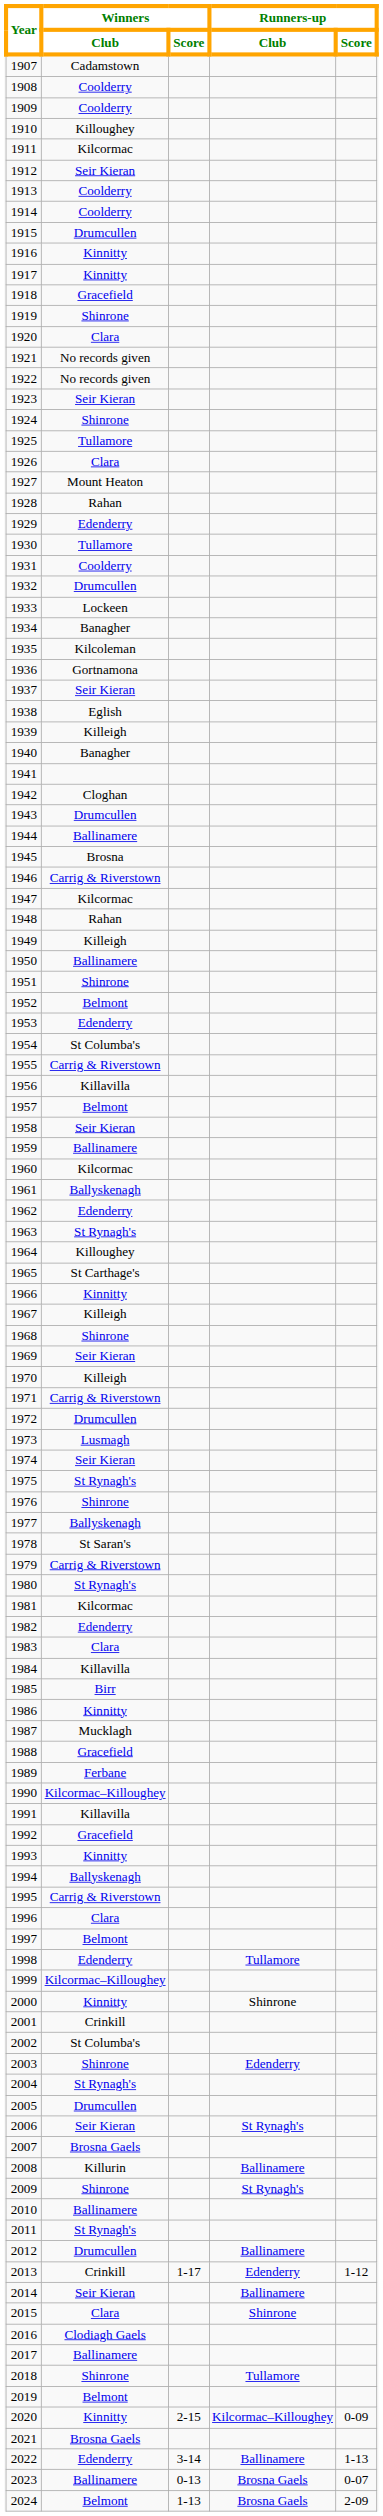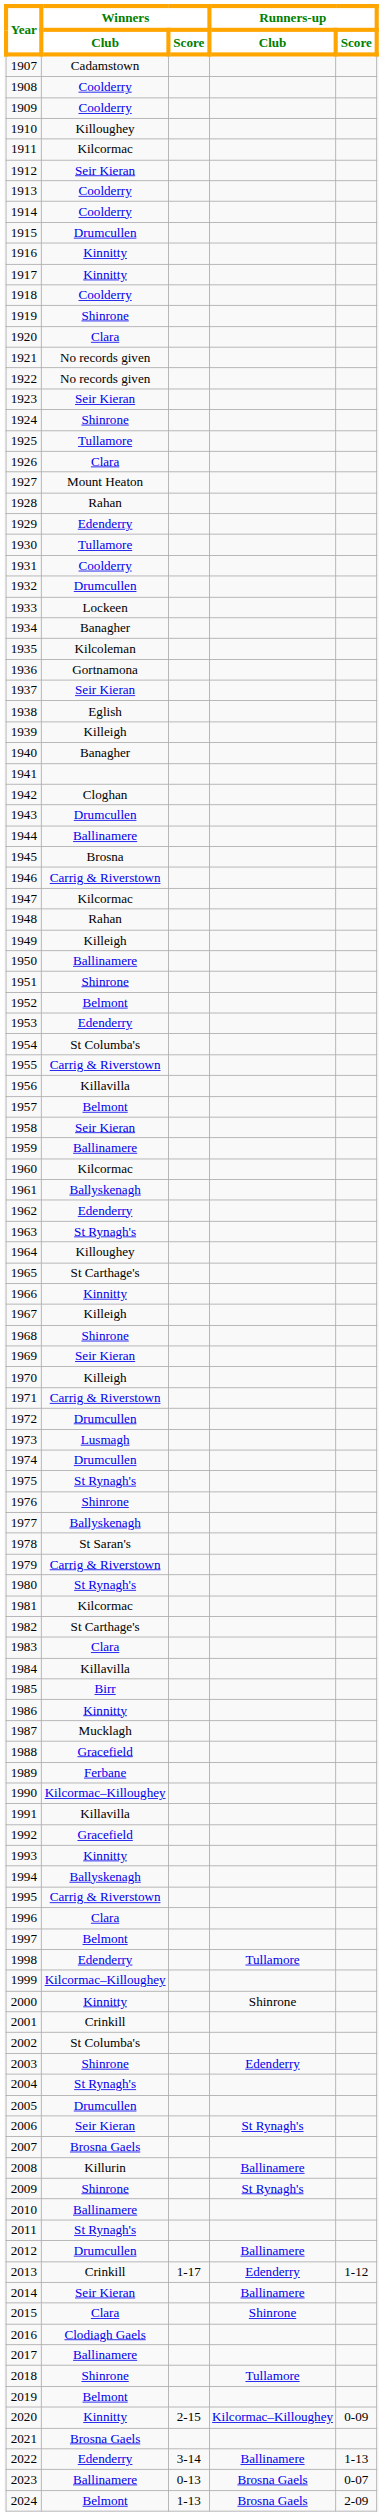(105, 295) Gracefield -> (105, 295) Coolderry
(105, 1460) Seir Kieran -> (105, 1460) Drumcullen
(105, 1626) Edenderry -> (105, 1626) St Carthage's
